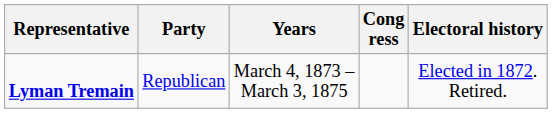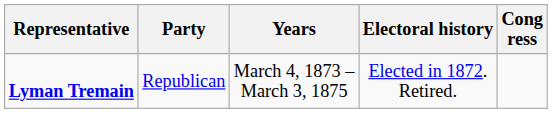columns swapped: (384, 29) <-> (478, 29)
